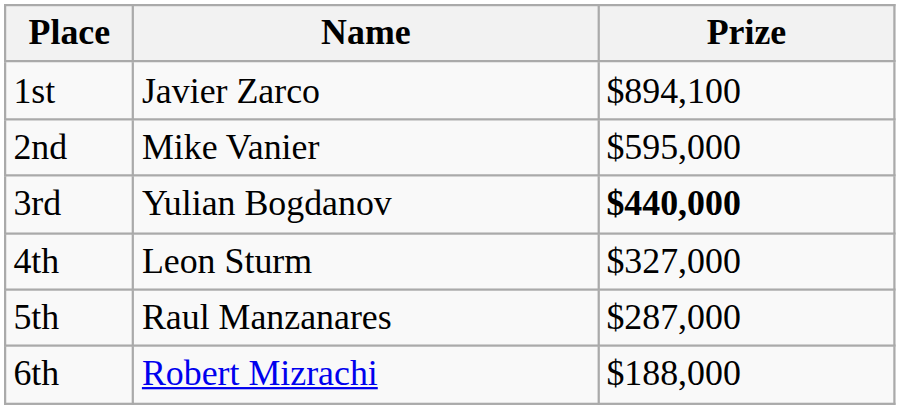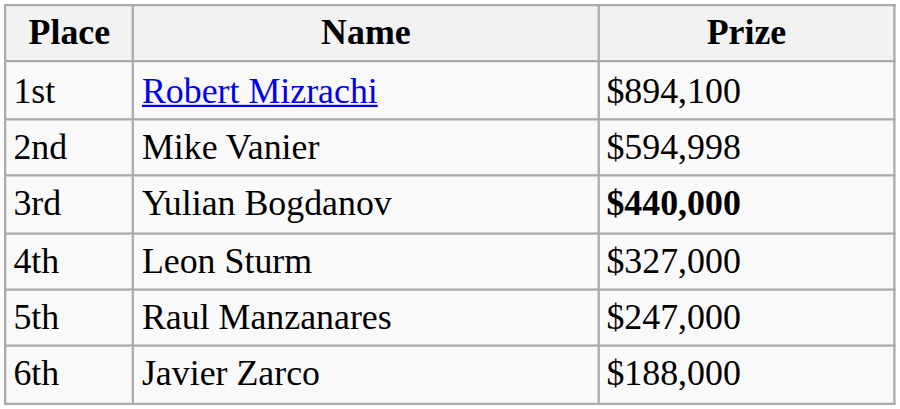(231, 89) Javier Zarco -> (260, 89) Robert Mizrachi
(674, 146) $595,000 -> (674, 146) $594,998
(674, 317) $287,000 -> (674, 317) $247,000
(260, 373) Robert Mizrachi -> (231, 373) Javier Zarco
